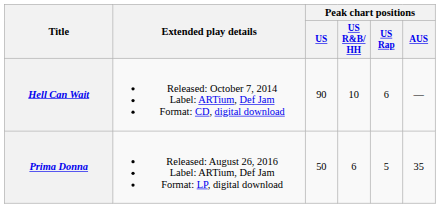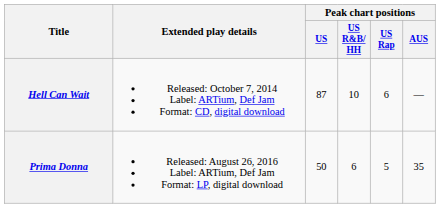(321, 94) 90 -> (321, 94) 87
